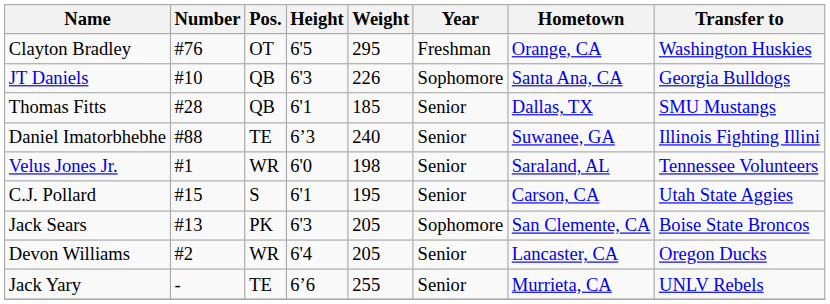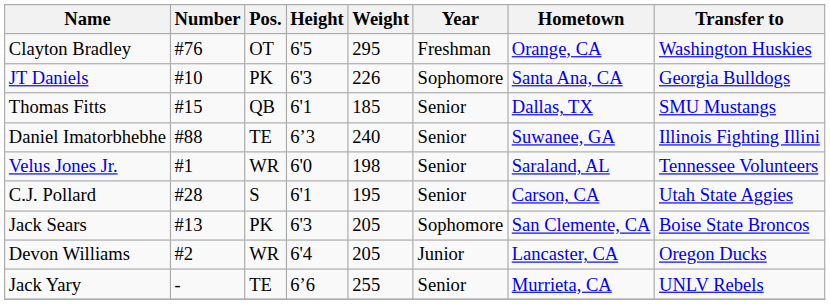(262, 78) QB -> (261, 78) PK
(189, 107) #28 -> (189, 107) #15
(189, 195) #15 -> (189, 195) #28
(442, 254) Senior -> (441, 254) Junior
